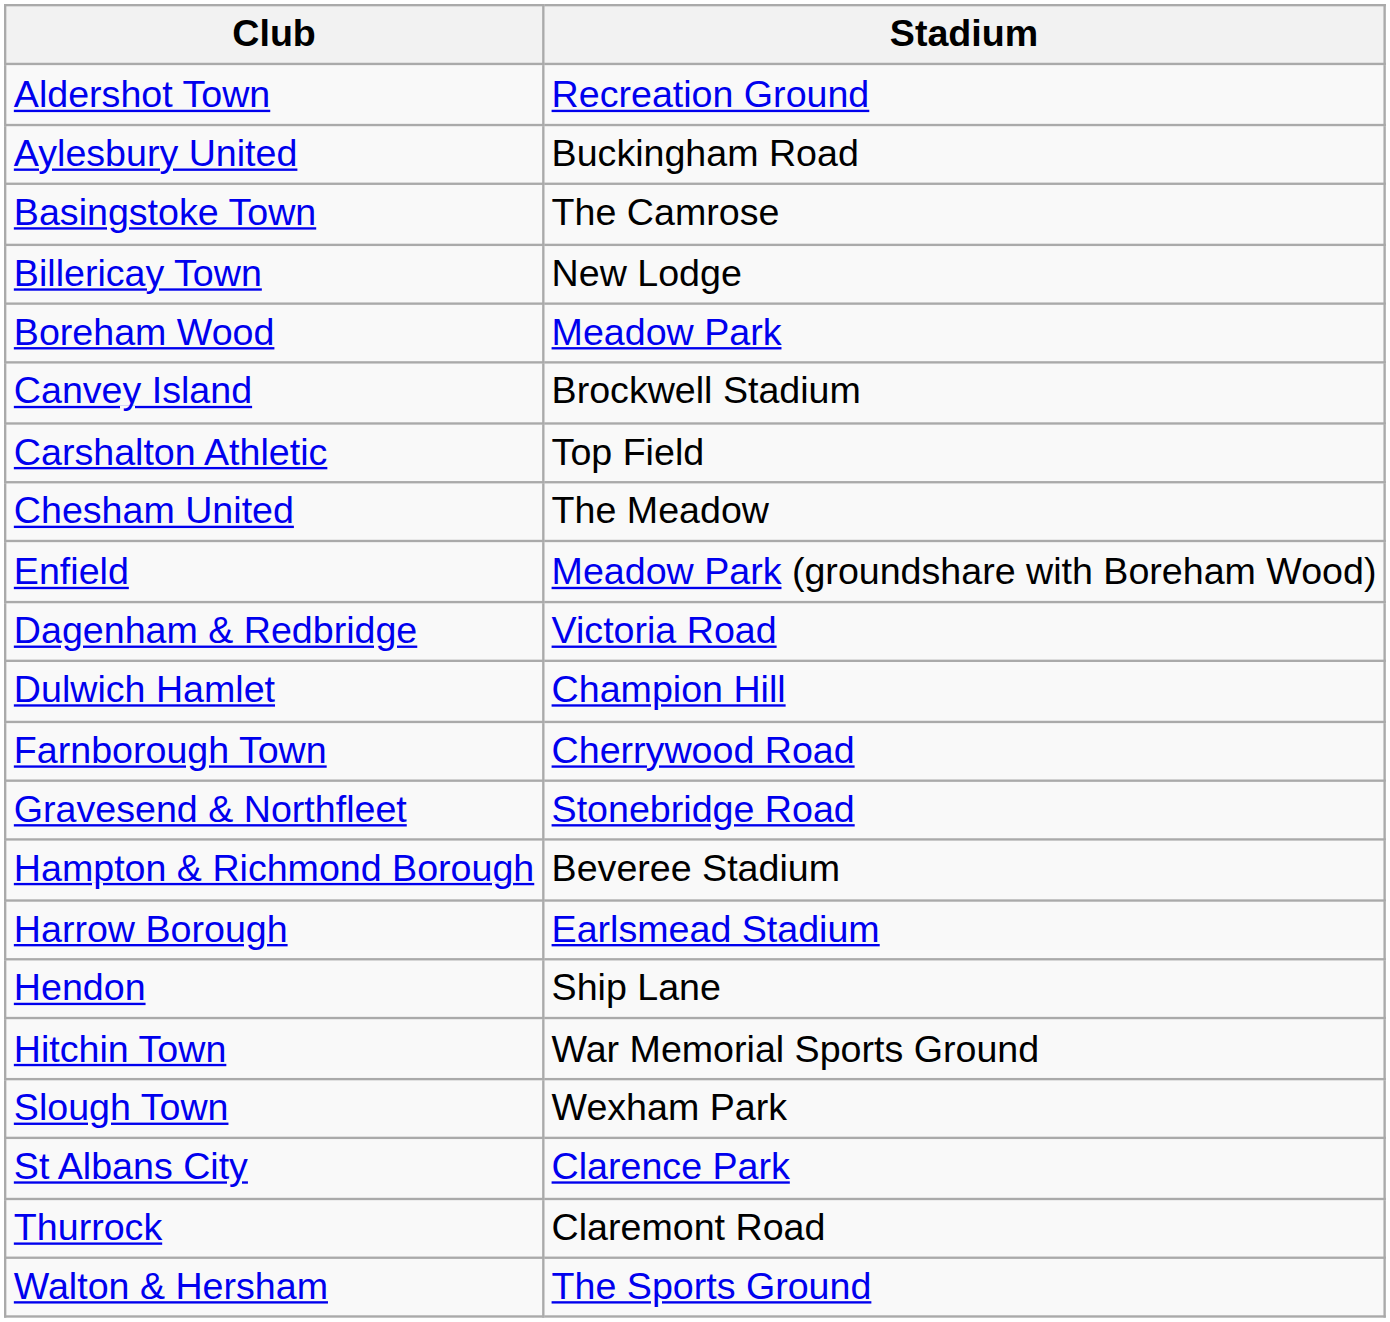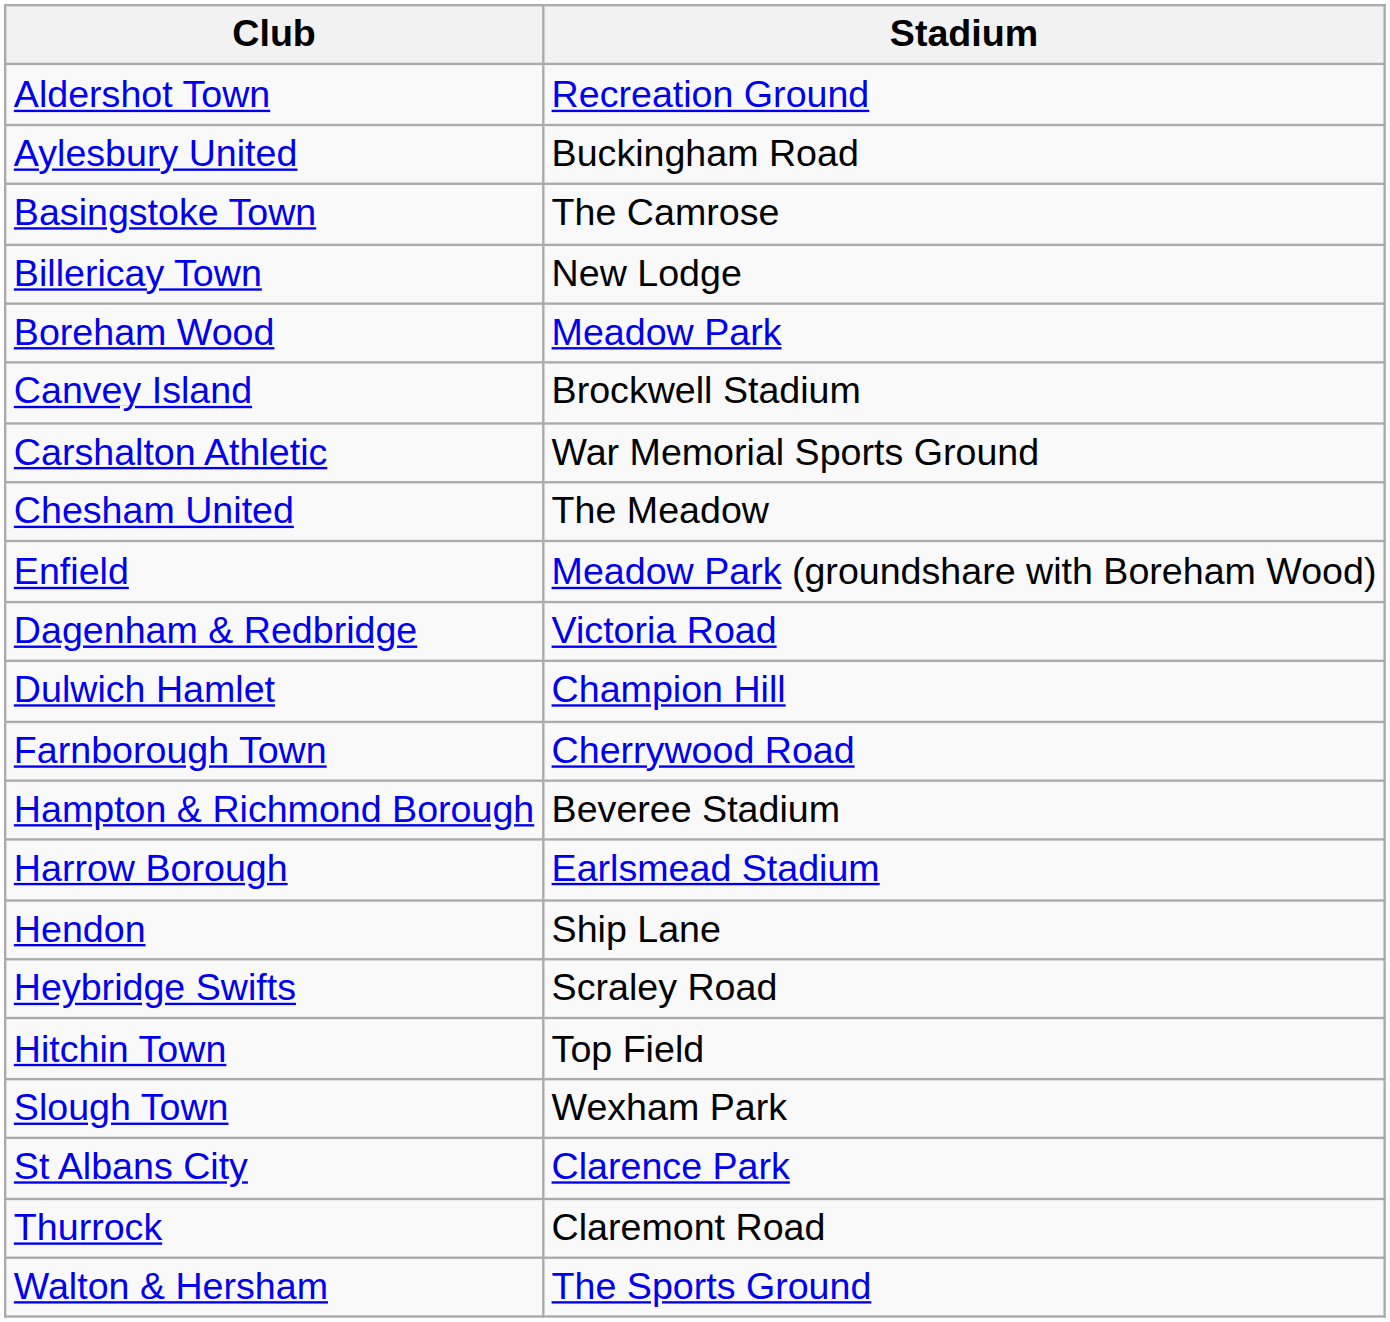(628, 451) Top Field -> (795, 451) War Memorial Sports Ground
- row: (210, 809)
+ row: (155, 988)
(795, 1048) War Memorial Sports Ground -> (628, 1048) Top Field
